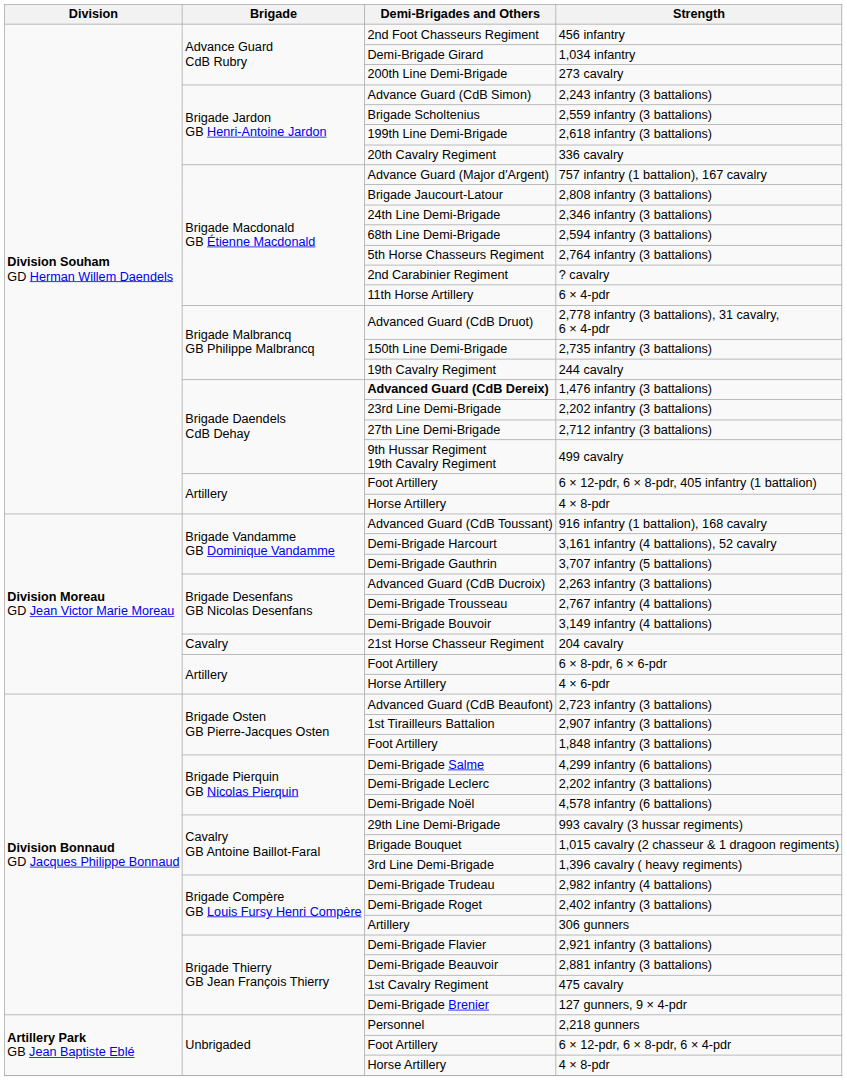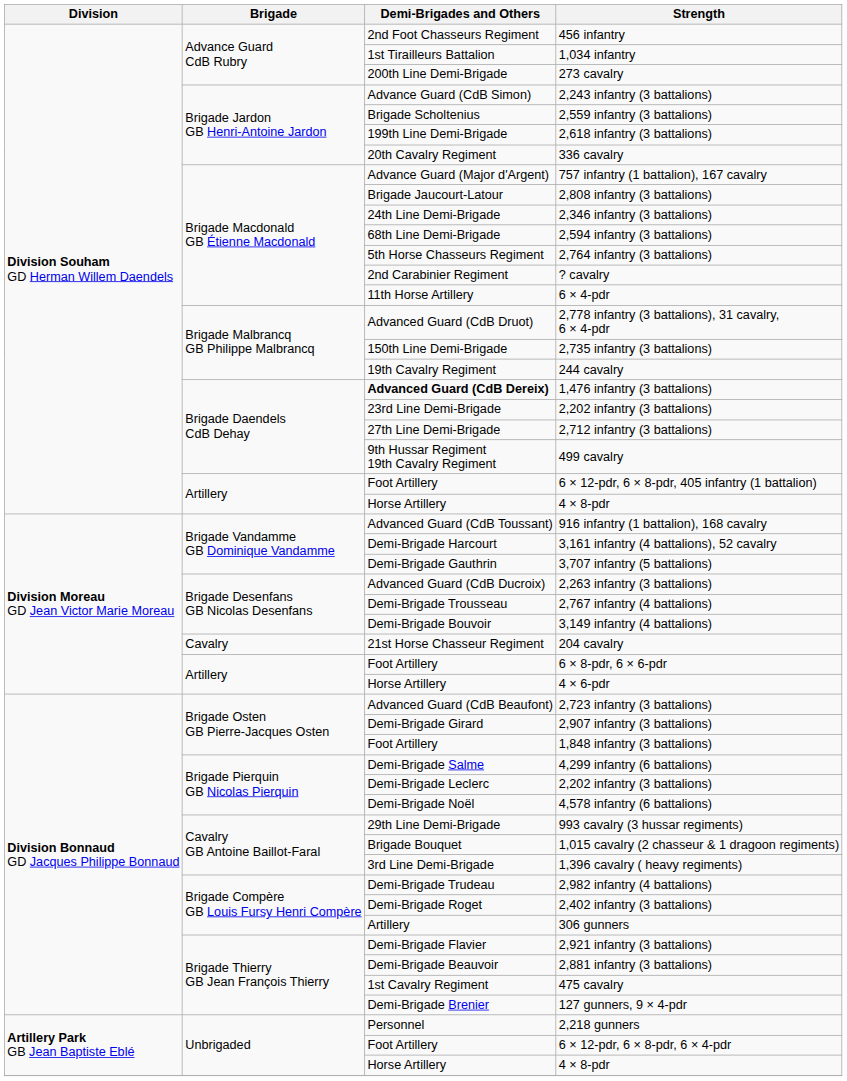(425, 54) Demi-Brigade Girard -> (431, 54) 1st Tirailleurs Battalion
(431, 724) 1st Tirailleurs Battalion -> (425, 724) Demi-Brigade Girard
